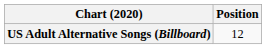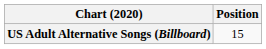(237, 33) 12 -> (237, 33) 15
